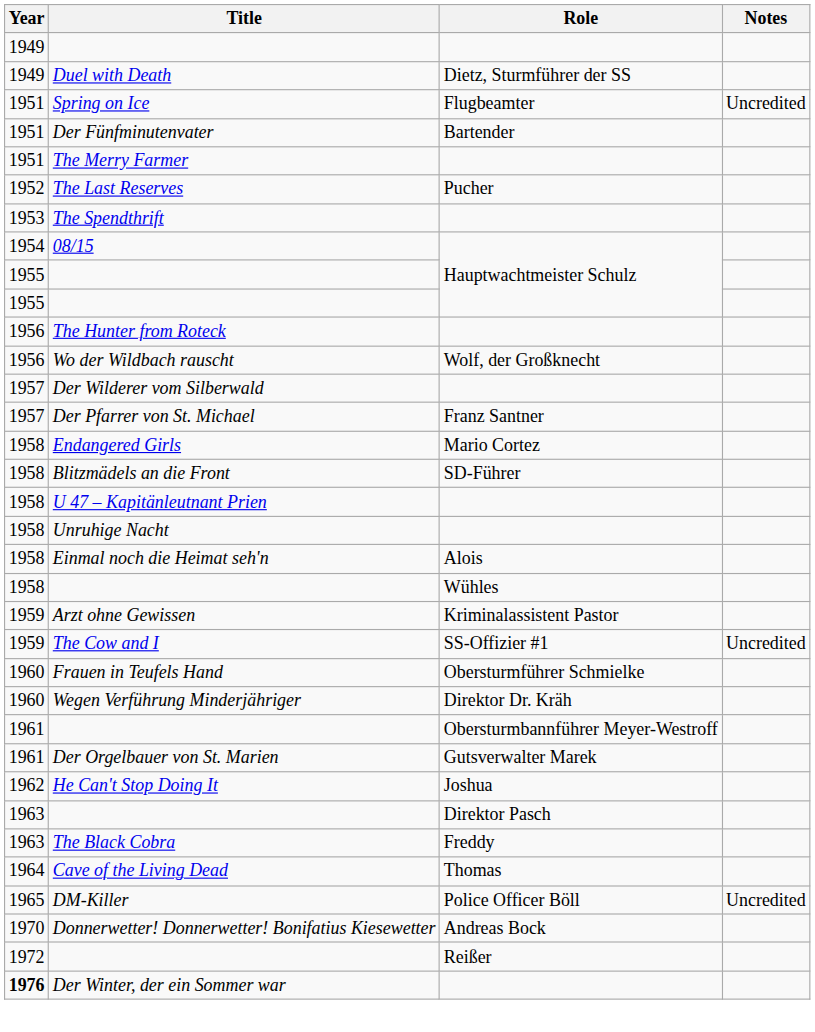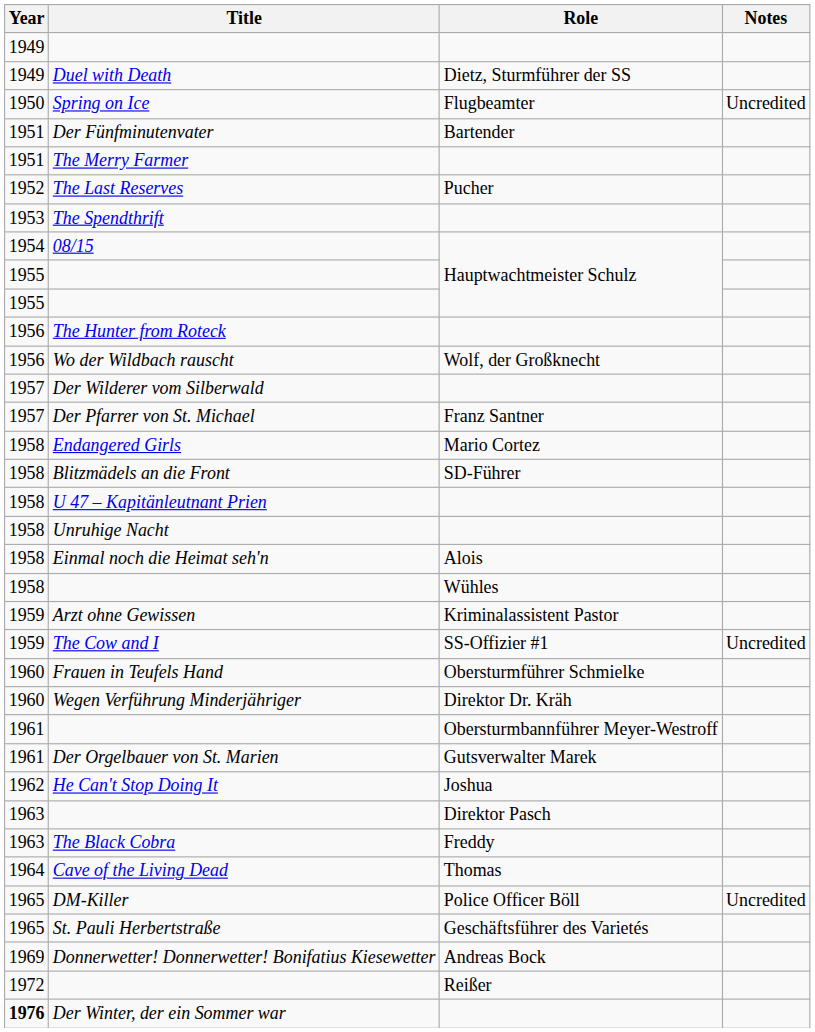(27, 103) 1951 -> (27, 103) 1950
+ row: (137, 928)
(27, 928) 1970 -> (27, 956) 1969
